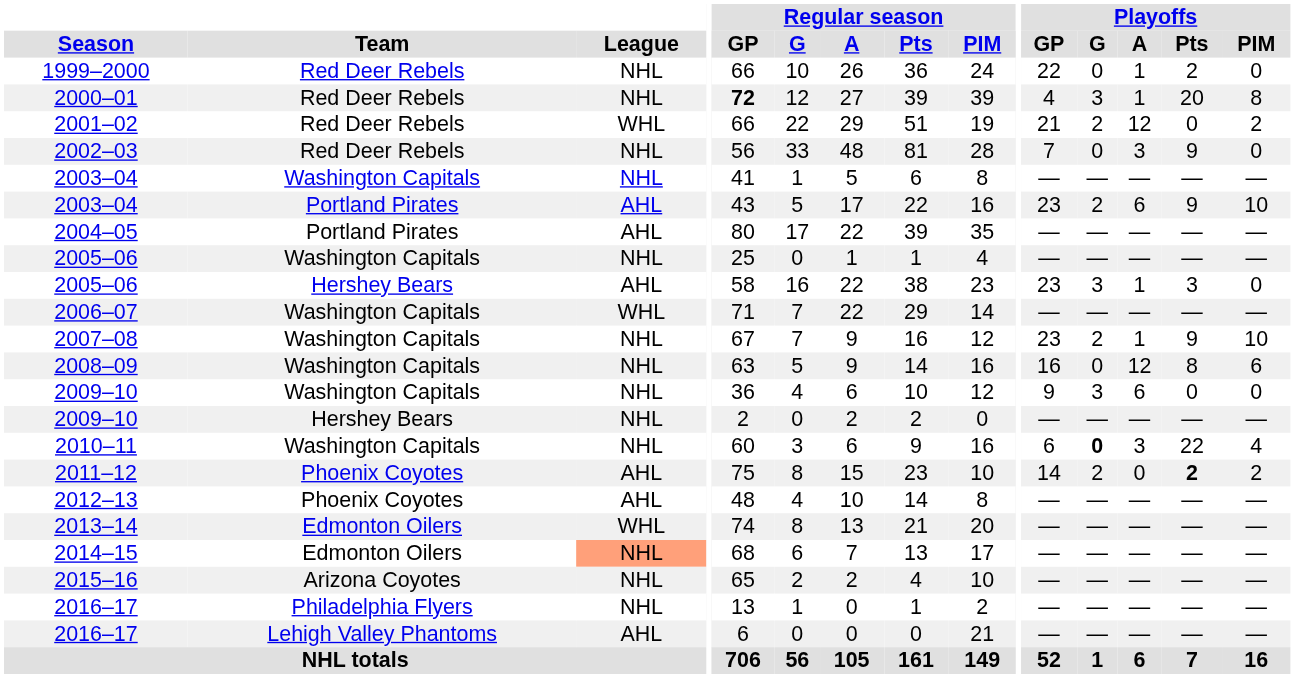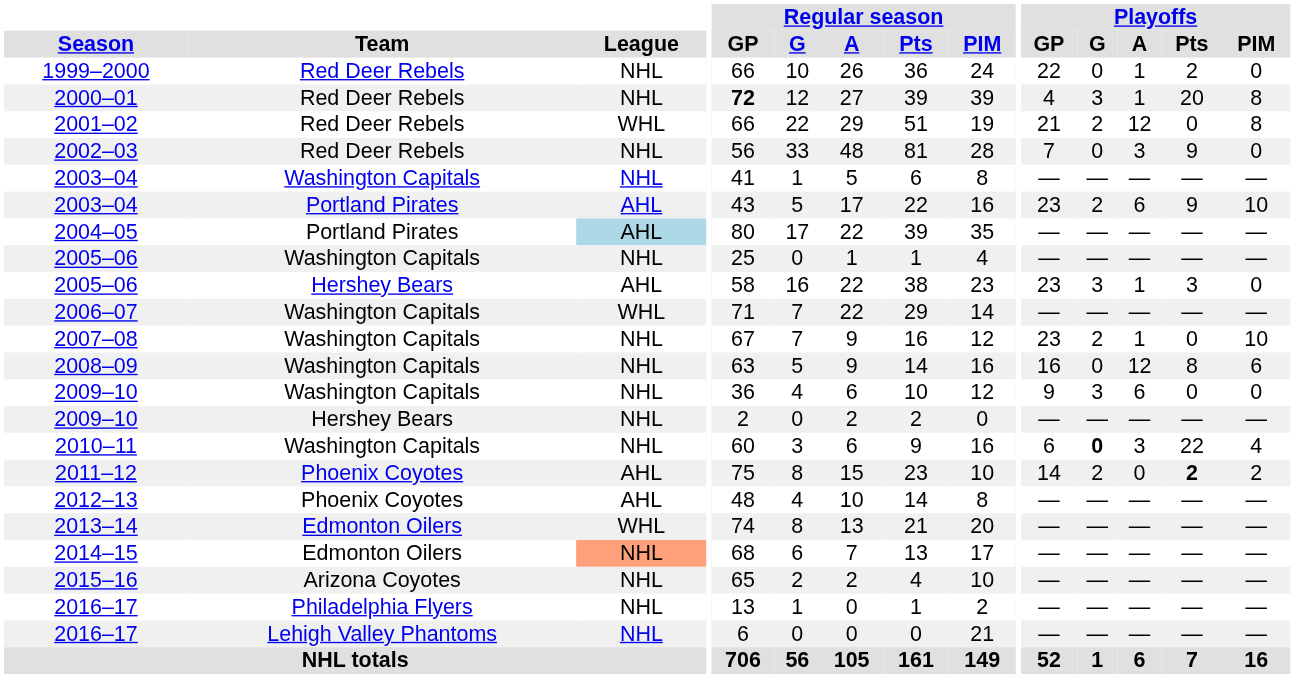(1256, 124) 2 -> (1256, 124) 8
(641, 231) no background -> (641, 231) lightblue background
(1192, 338) 9 -> (1192, 338) 0
(641, 633) AHL -> (641, 633) NHL
